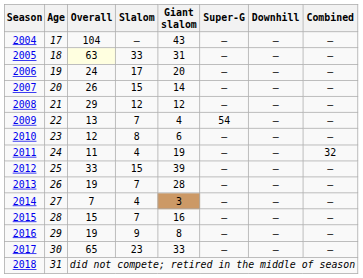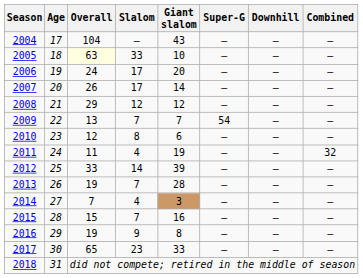(179, 56) 31 -> (179, 56) 10
(137, 88) 15 -> (137, 88) 17
(179, 120) 4 -> (179, 120) 7
(137, 169) 15 -> (137, 169) 14
